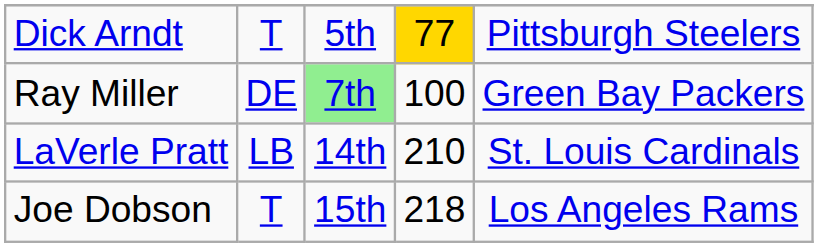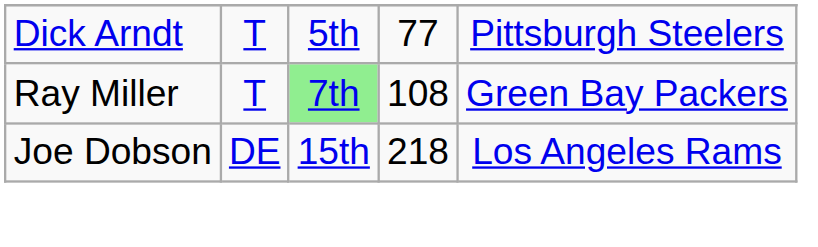(434, 33) gold background -> (418, 33) no background
(271, 92) DE -> (255, 92) T
(434, 92) 100 -> (418, 92) 108
- row: (121, 151)
(271, 210) T -> (255, 151) DE
